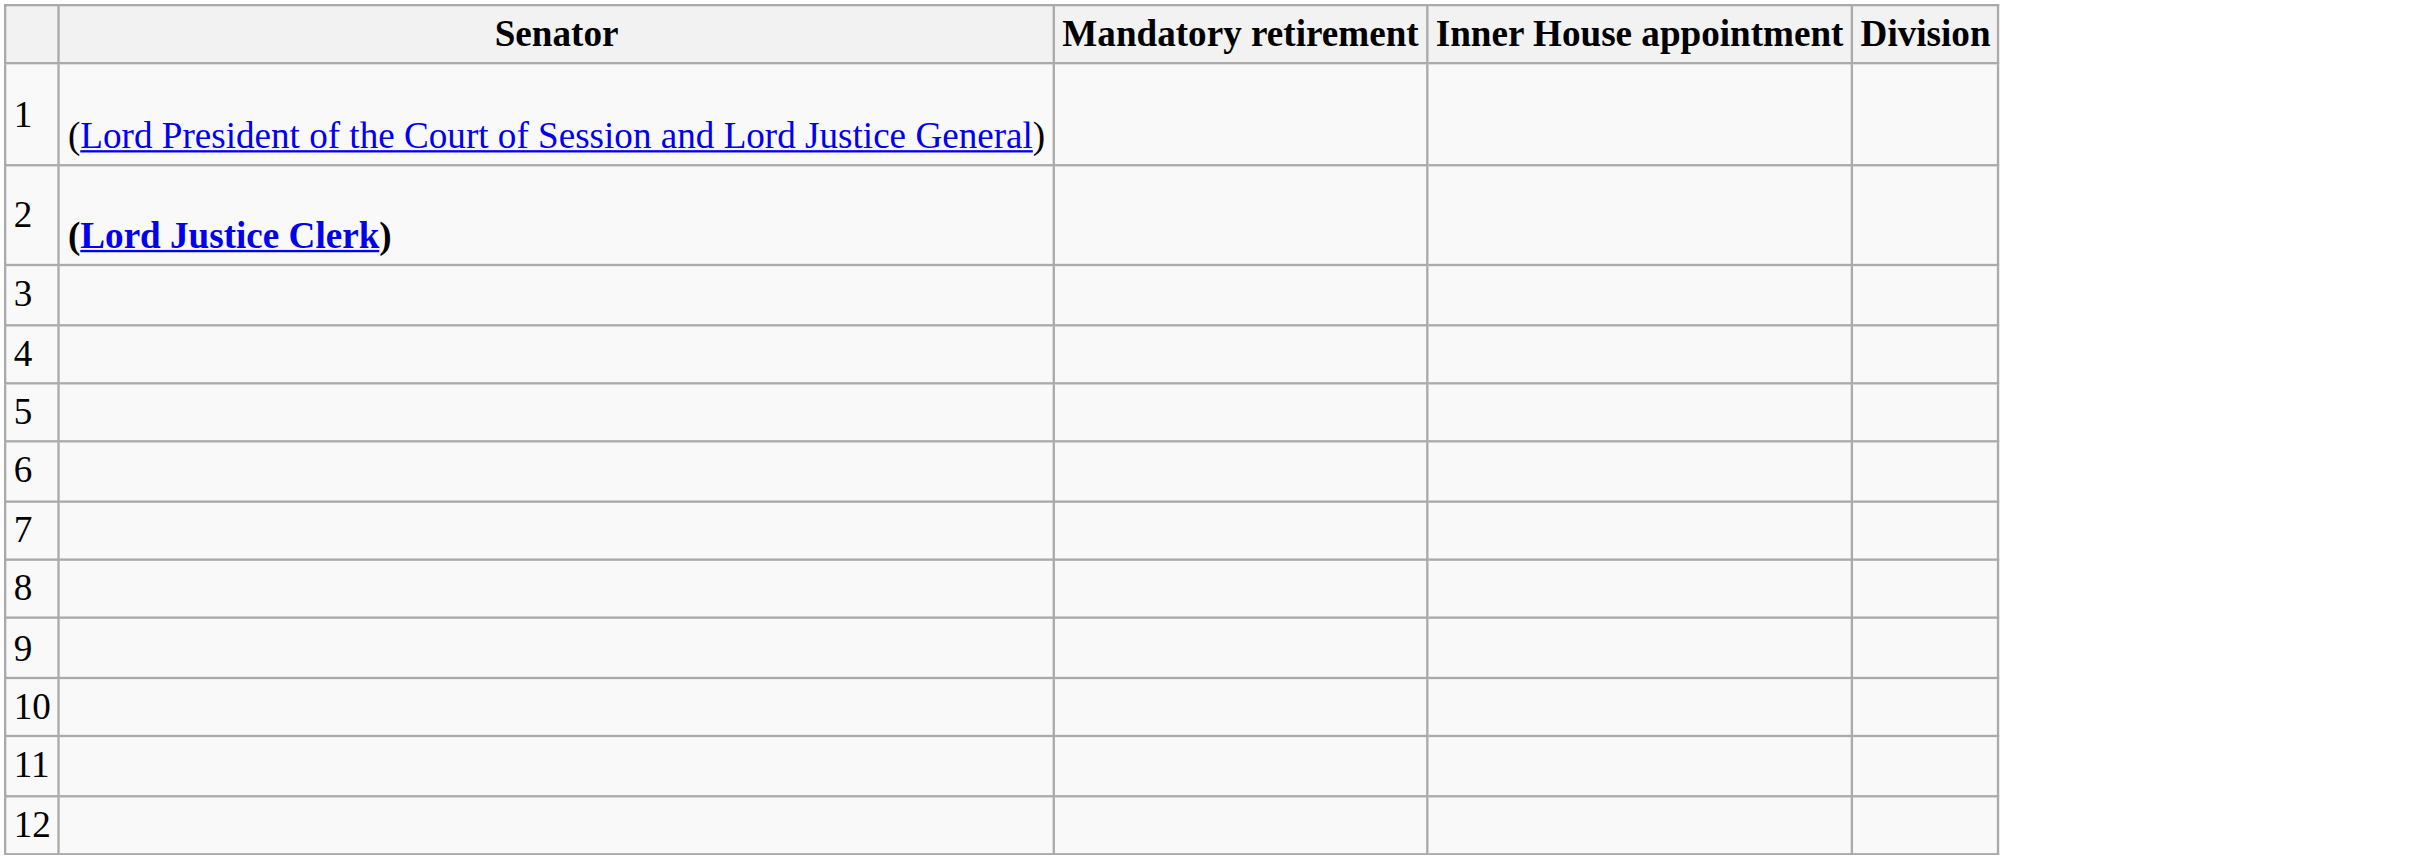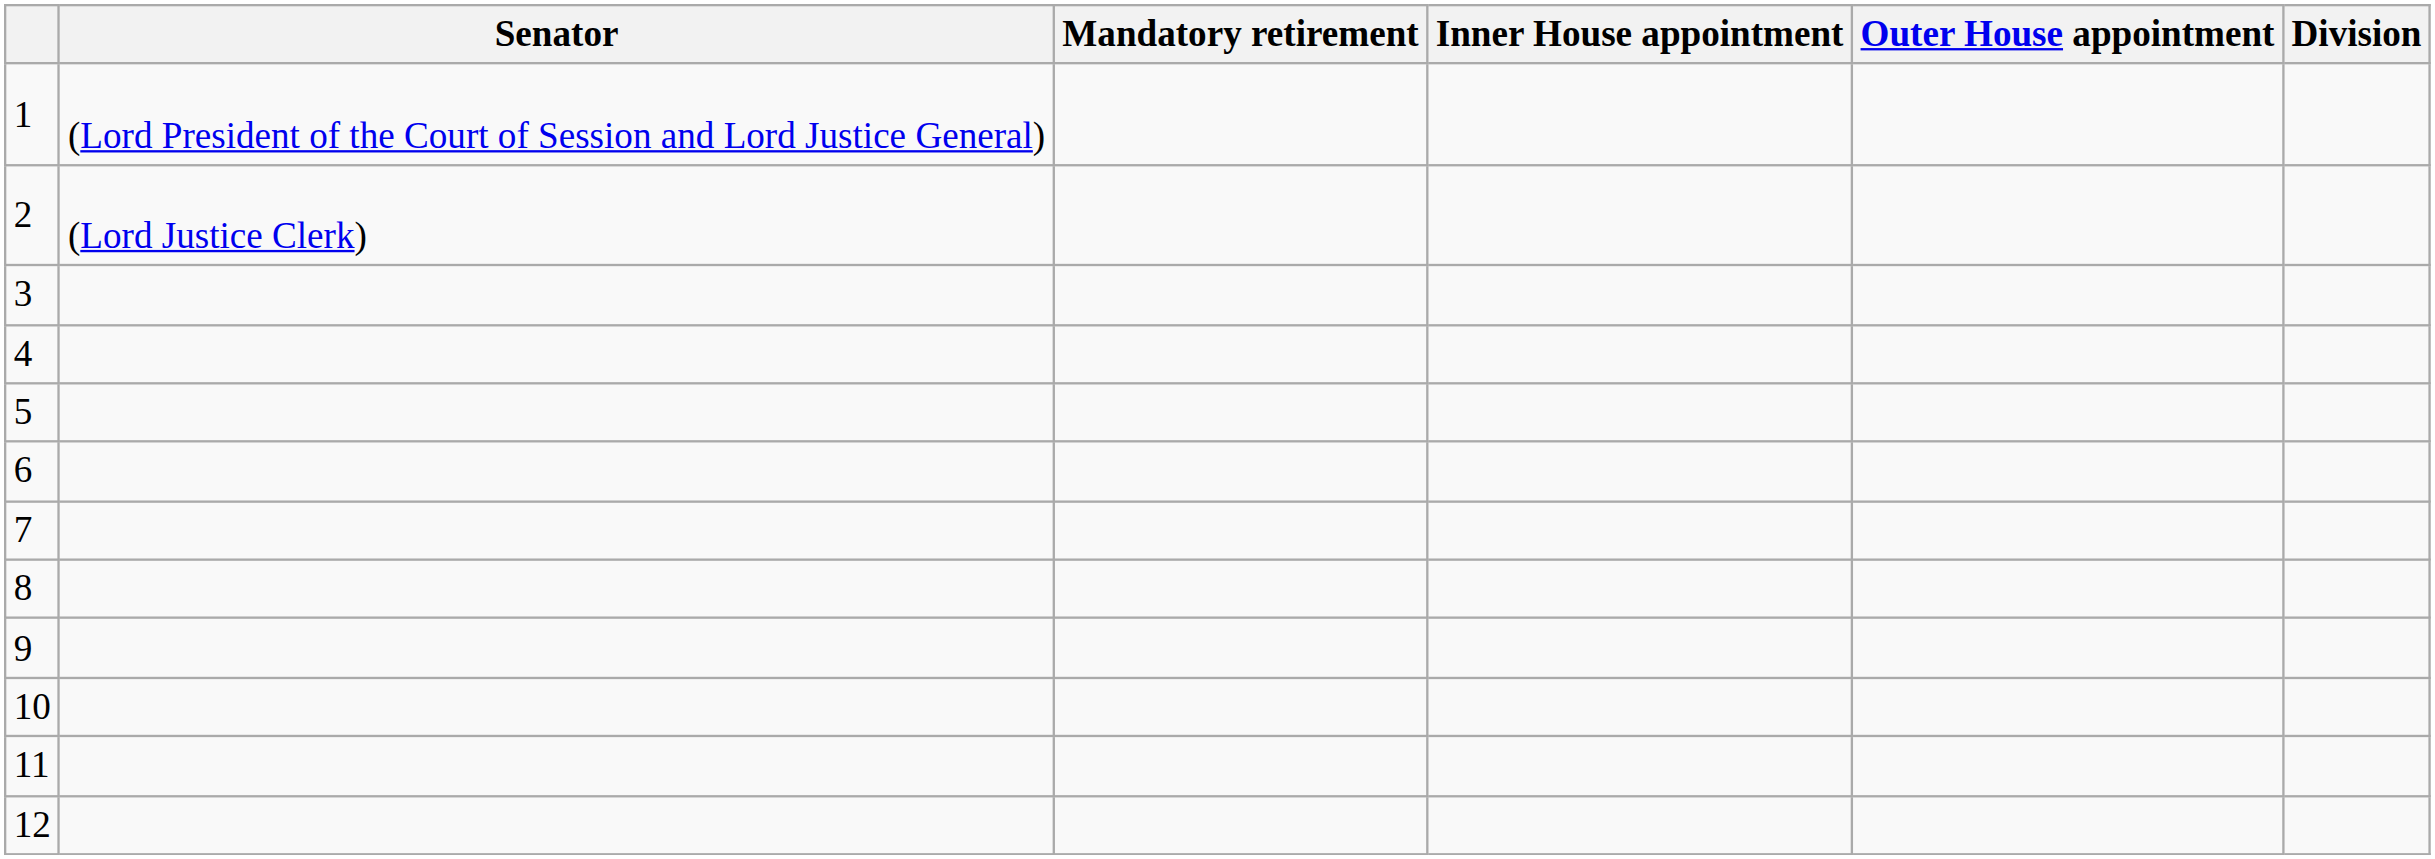+ column: (2068, 33)
(230, 235) bold -> (217, 235) normal
